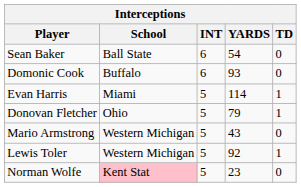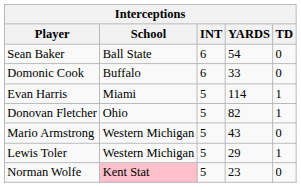(234, 73) 93 -> (234, 73) 33
(234, 113) 79 -> (234, 113) 82
(234, 152) 92 -> (234, 152) 29
